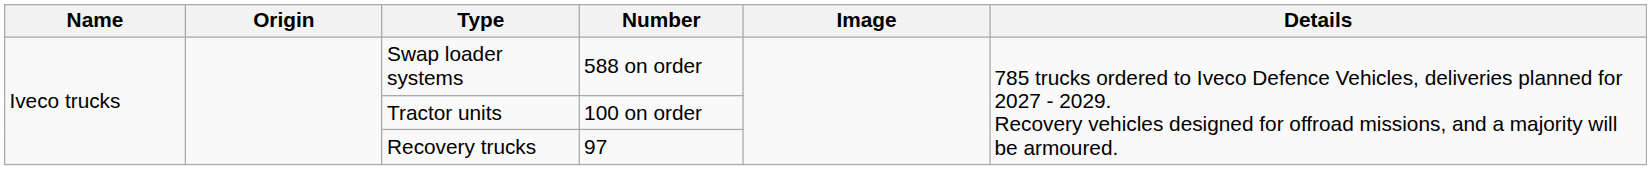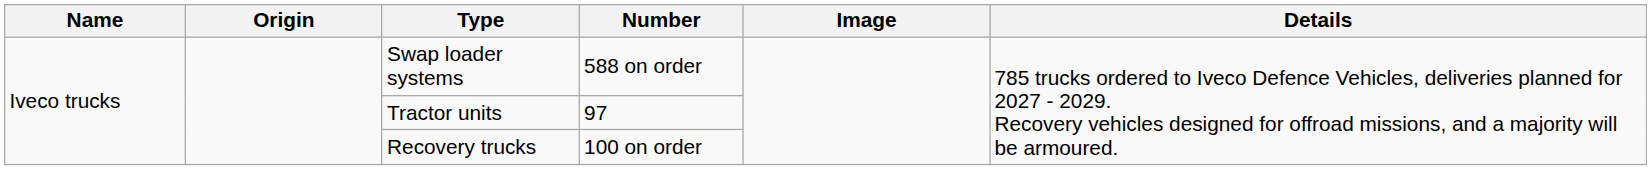(643, 112) 100 on order -> (596, 112) 97
(596, 146) 97 -> (643, 146) 100 on order
